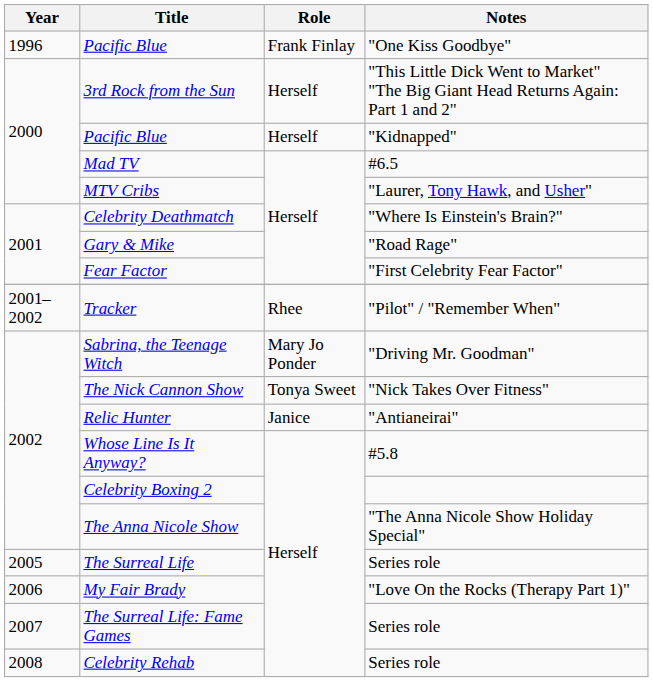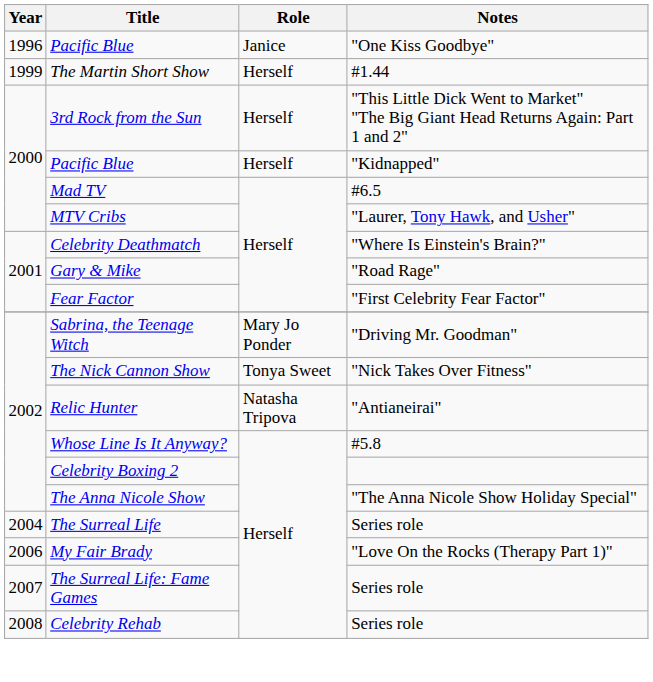(311, 44) Frank Finlay -> (264, 44) Janice
+ row: (130, 71)
- row: (110, 307)
(289, 417) Janice -> (270, 407) Natasha Tripova
(25, 562) 2005 -> (25, 524) 2004
